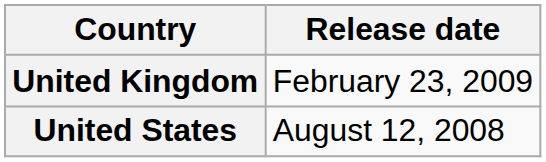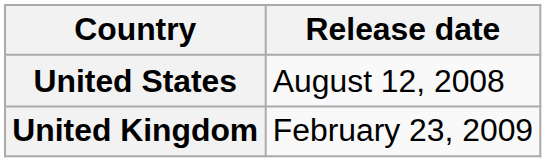rows swapped: (135, 130) <-> (135, 80)
